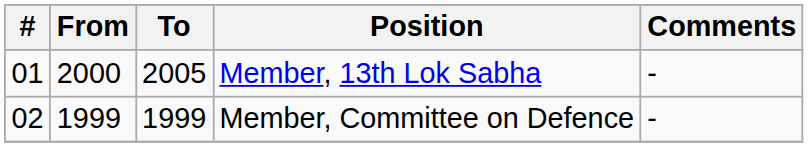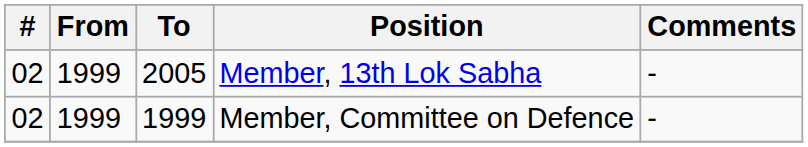(28, 73) 01 -> (28, 73) 02
(89, 73) 2000 -> (89, 73) 1999
